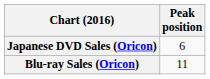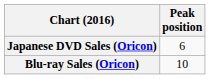(182, 64) 11 -> (182, 64) 10
